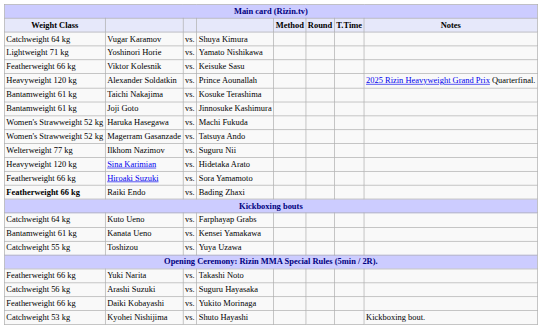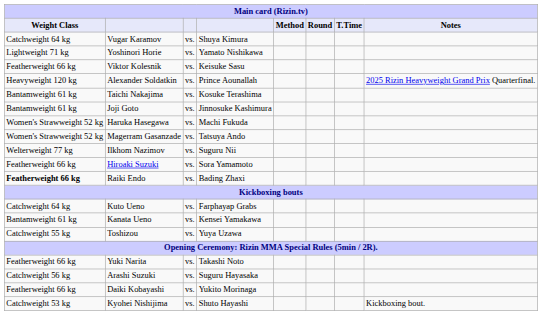- row: (132, 164)
